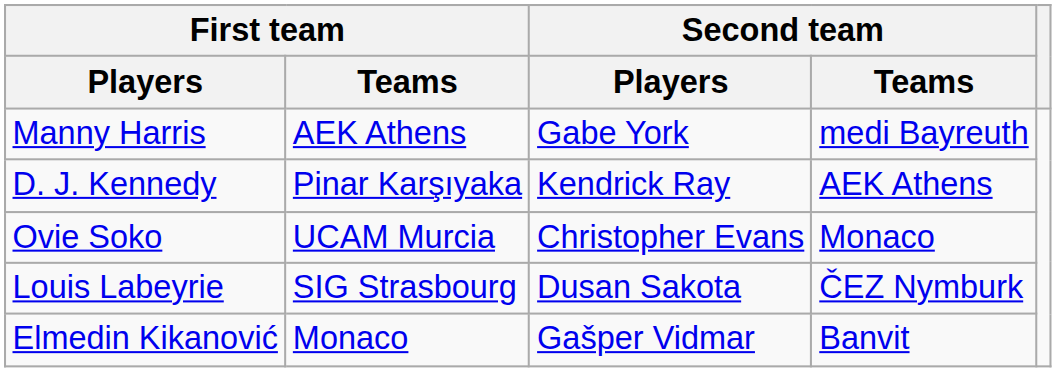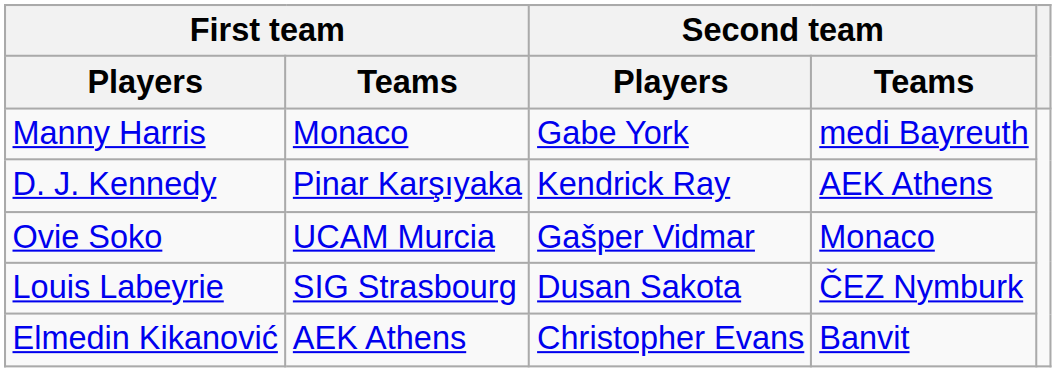(380, 133) AEK Athens -> (351, 133) Monaco
(671, 236) Christopher Evans -> (646, 236) Gašper Vidmar
(351, 339) Monaco -> (380, 339) AEK Athens
(646, 339) Gašper Vidmar -> (671, 339) Christopher Evans
